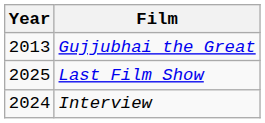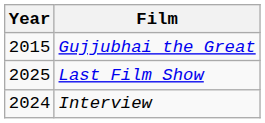(30, 47) 2013 -> (30, 47) 2015
